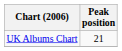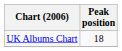(99, 38) 21 -> (99, 38) 18
